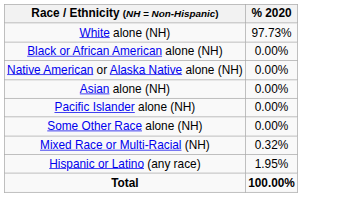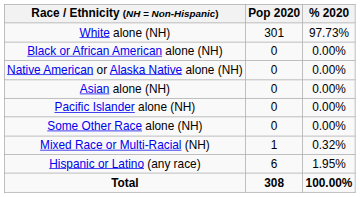+ column: (274, 13)
